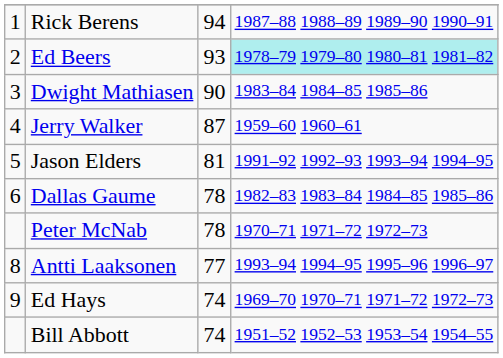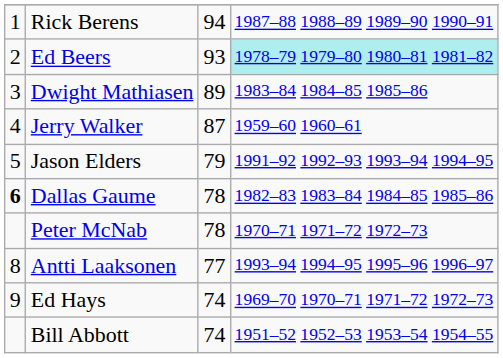(214, 91) 90 -> (214, 91) 89
(214, 160) 81 -> (214, 160) 79
(15, 195) normal -> (15, 195) bold
